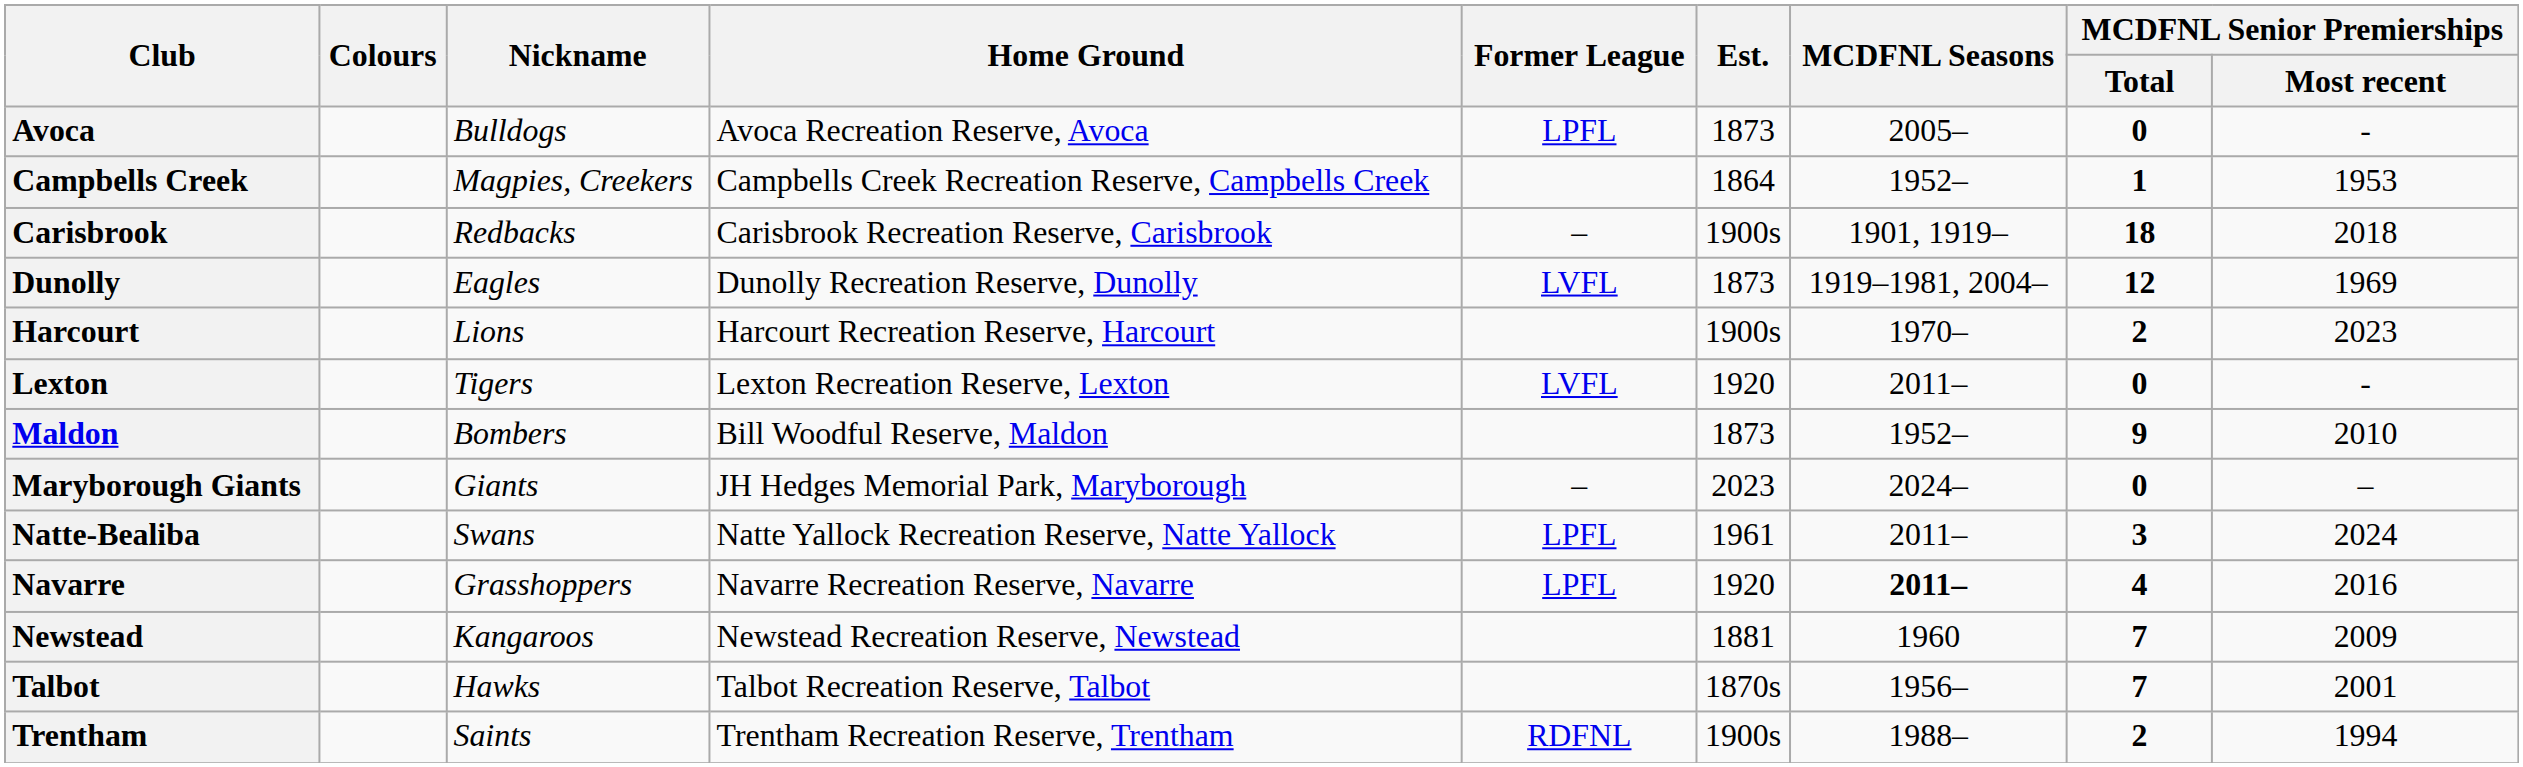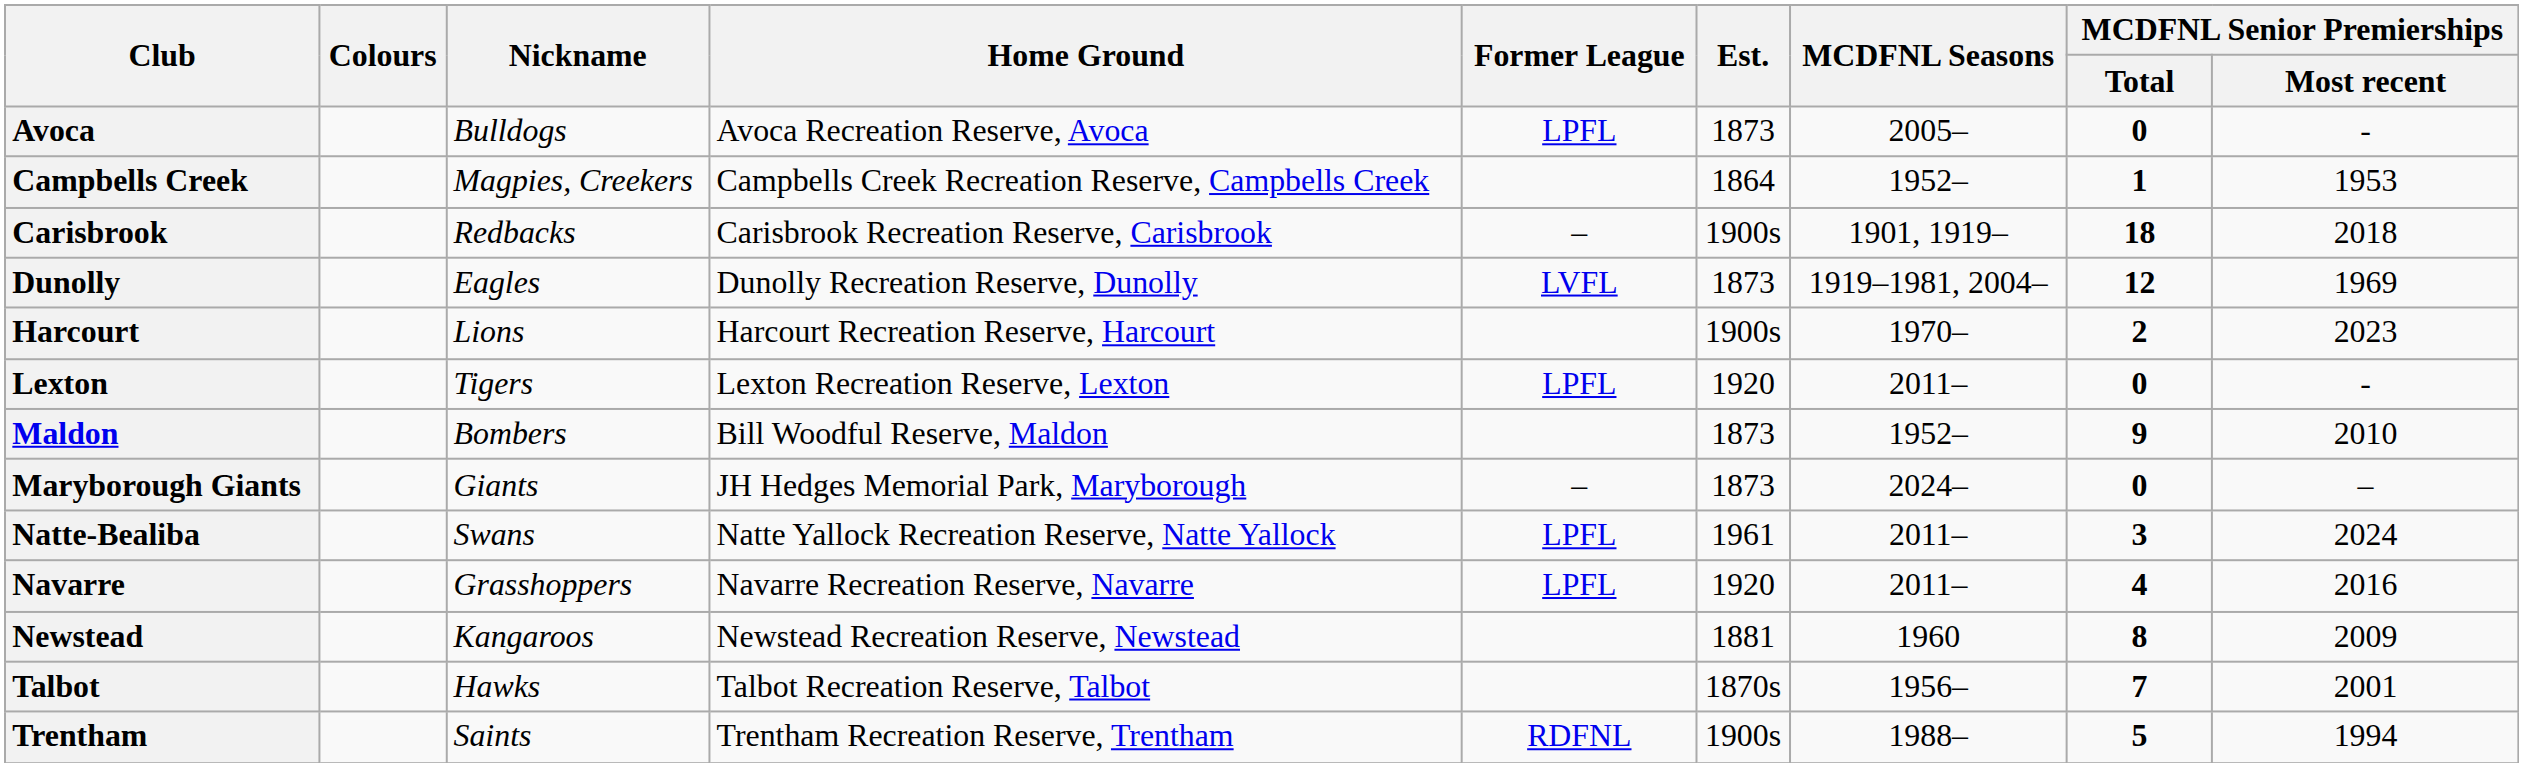(1579, 383) LVFL -> (1579, 383) LPFL
(1743, 484) 2023 -> (1743, 484) 1873
(1928, 585) bold -> (1928, 585) normal
(2140, 635) 7 -> (2140, 635) 8
(2140, 736) 2 -> (2140, 736) 5
